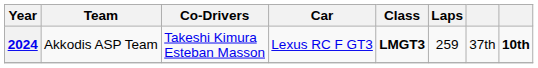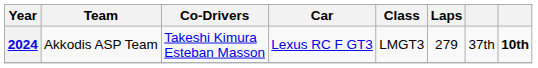(402, 44) bold -> (402, 44) normal
(447, 44) 259 -> (446, 44) 279
